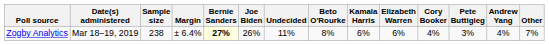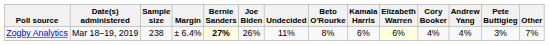columns swapped: (503, 16) <-> (468, 16)
(399, 34) no background -> (399, 34) lightyellow background
